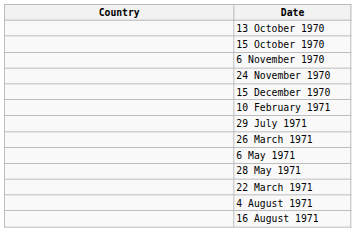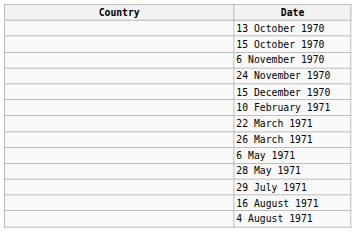rows swapped: (274, 187) <-> (272, 124)
rows swapped: (274, 203) <-> (277, 219)
